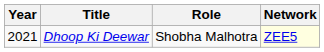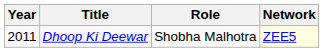(22, 36) 2021 -> (22, 36) 2011
